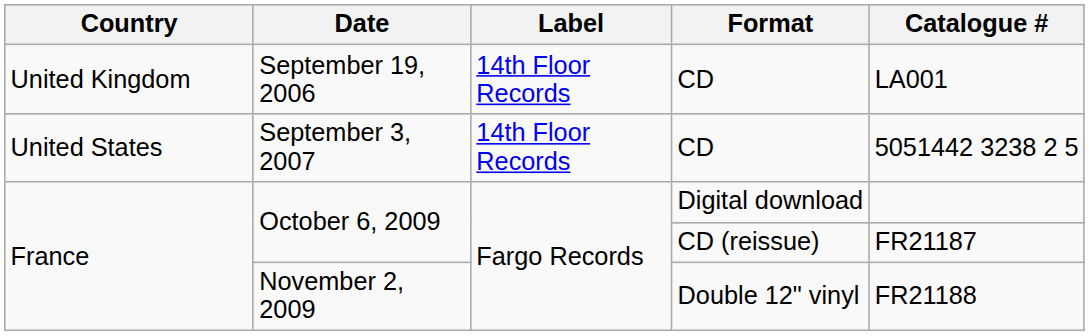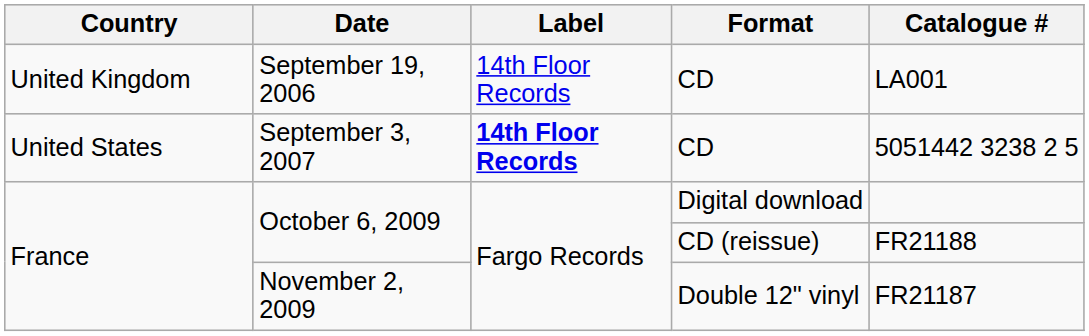(533, 147) normal -> (537, 147) bold
(926, 241) FR21187 -> (926, 241) FR21188
(926, 296) FR21188 -> (926, 296) FR21187
